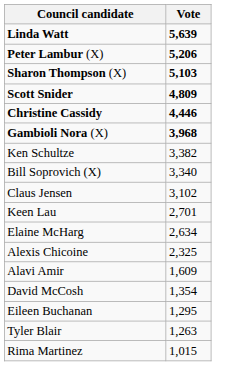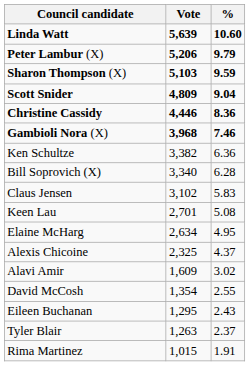+ column: (228, 14)
